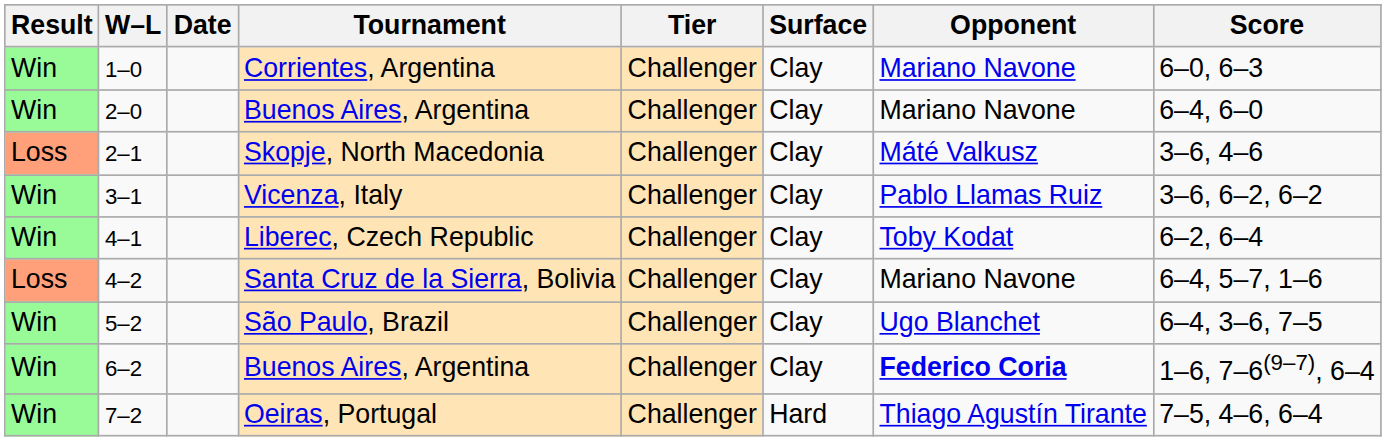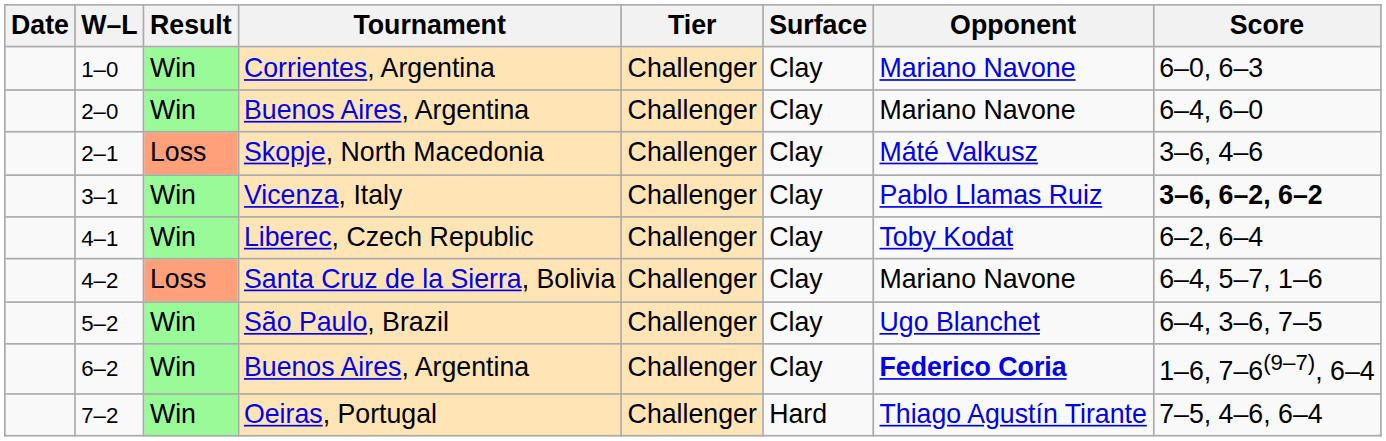columns swapped: (52, 25) <-> (203, 25)
(1241, 195) normal -> (1241, 195) bold
